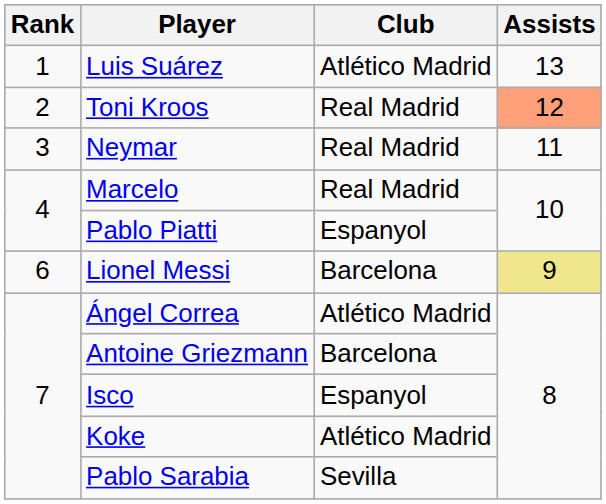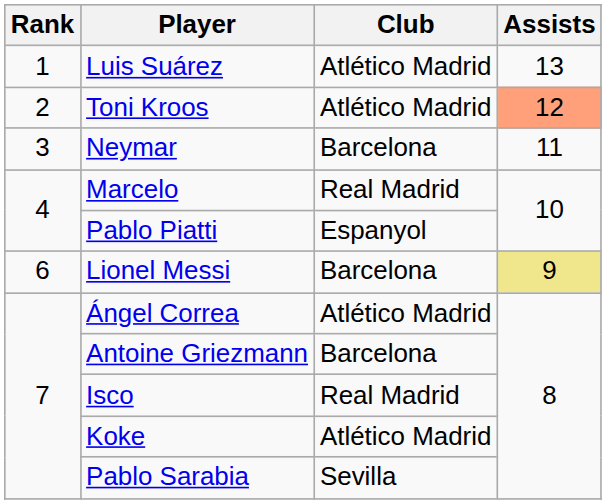(390, 107) Real Madrid -> (406, 107) Atlético Madrid
(390, 148) Real Madrid -> (378, 148) Barcelona
(373, 395) Espanyol -> (390, 395) Real Madrid
